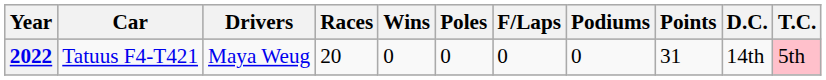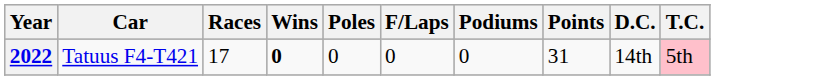- column: (259, 21)
(331, 56) 20 -> (219, 56) 17
(389, 56) normal -> (276, 56) bold
